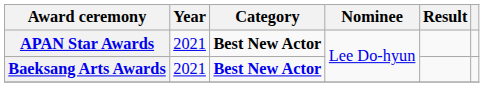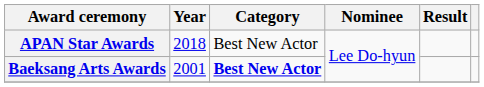(190, 43) 2021 -> (190, 43) 2018
(267, 43) bold -> (266, 43) normal
(190, 69) 2021 -> (190, 69) 2001
